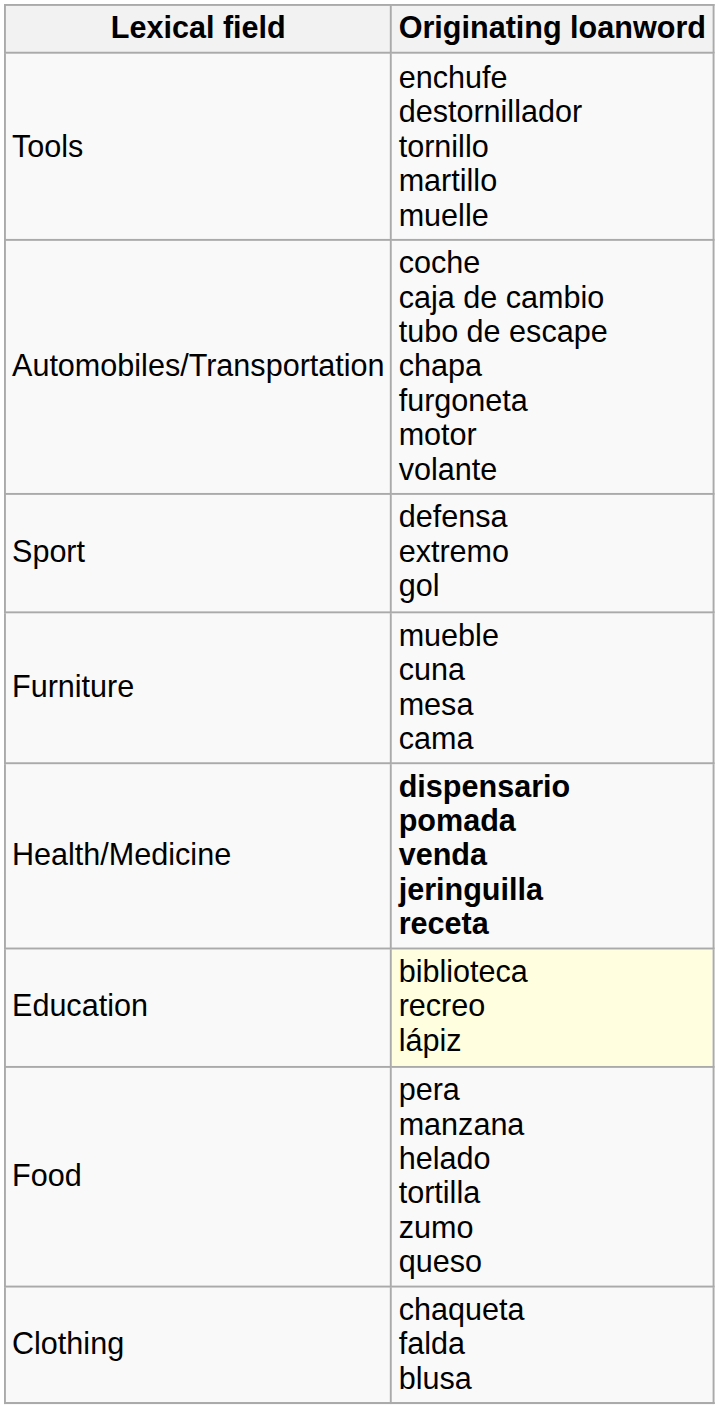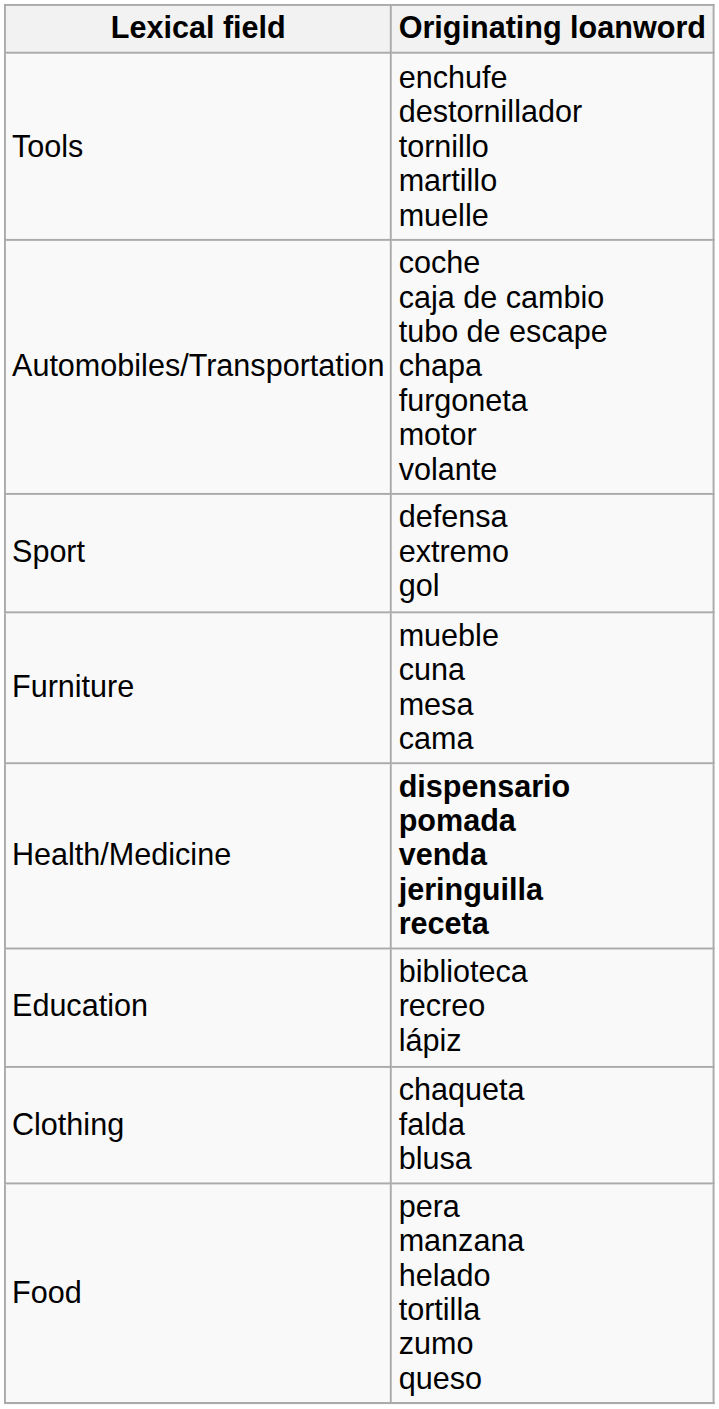(463, 1007) lightyellow background -> (463, 1007) no background
rows swapped: (47, 1175) <-> (68, 1344)
